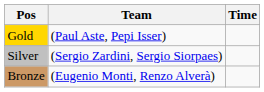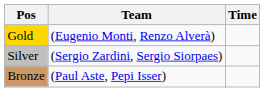(108, 35) (Paul Aste, Pepi Isser) -> (133, 35) (Eugenio Monti, Renzo Alverà)
(133, 76) (Eugenio Monti, Renzo Alverà) -> (108, 76) (Paul Aste, Pepi Isser)
